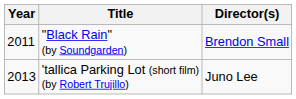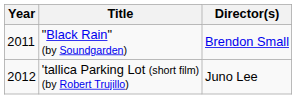(22, 76) 2013 -> (22, 76) 2012
